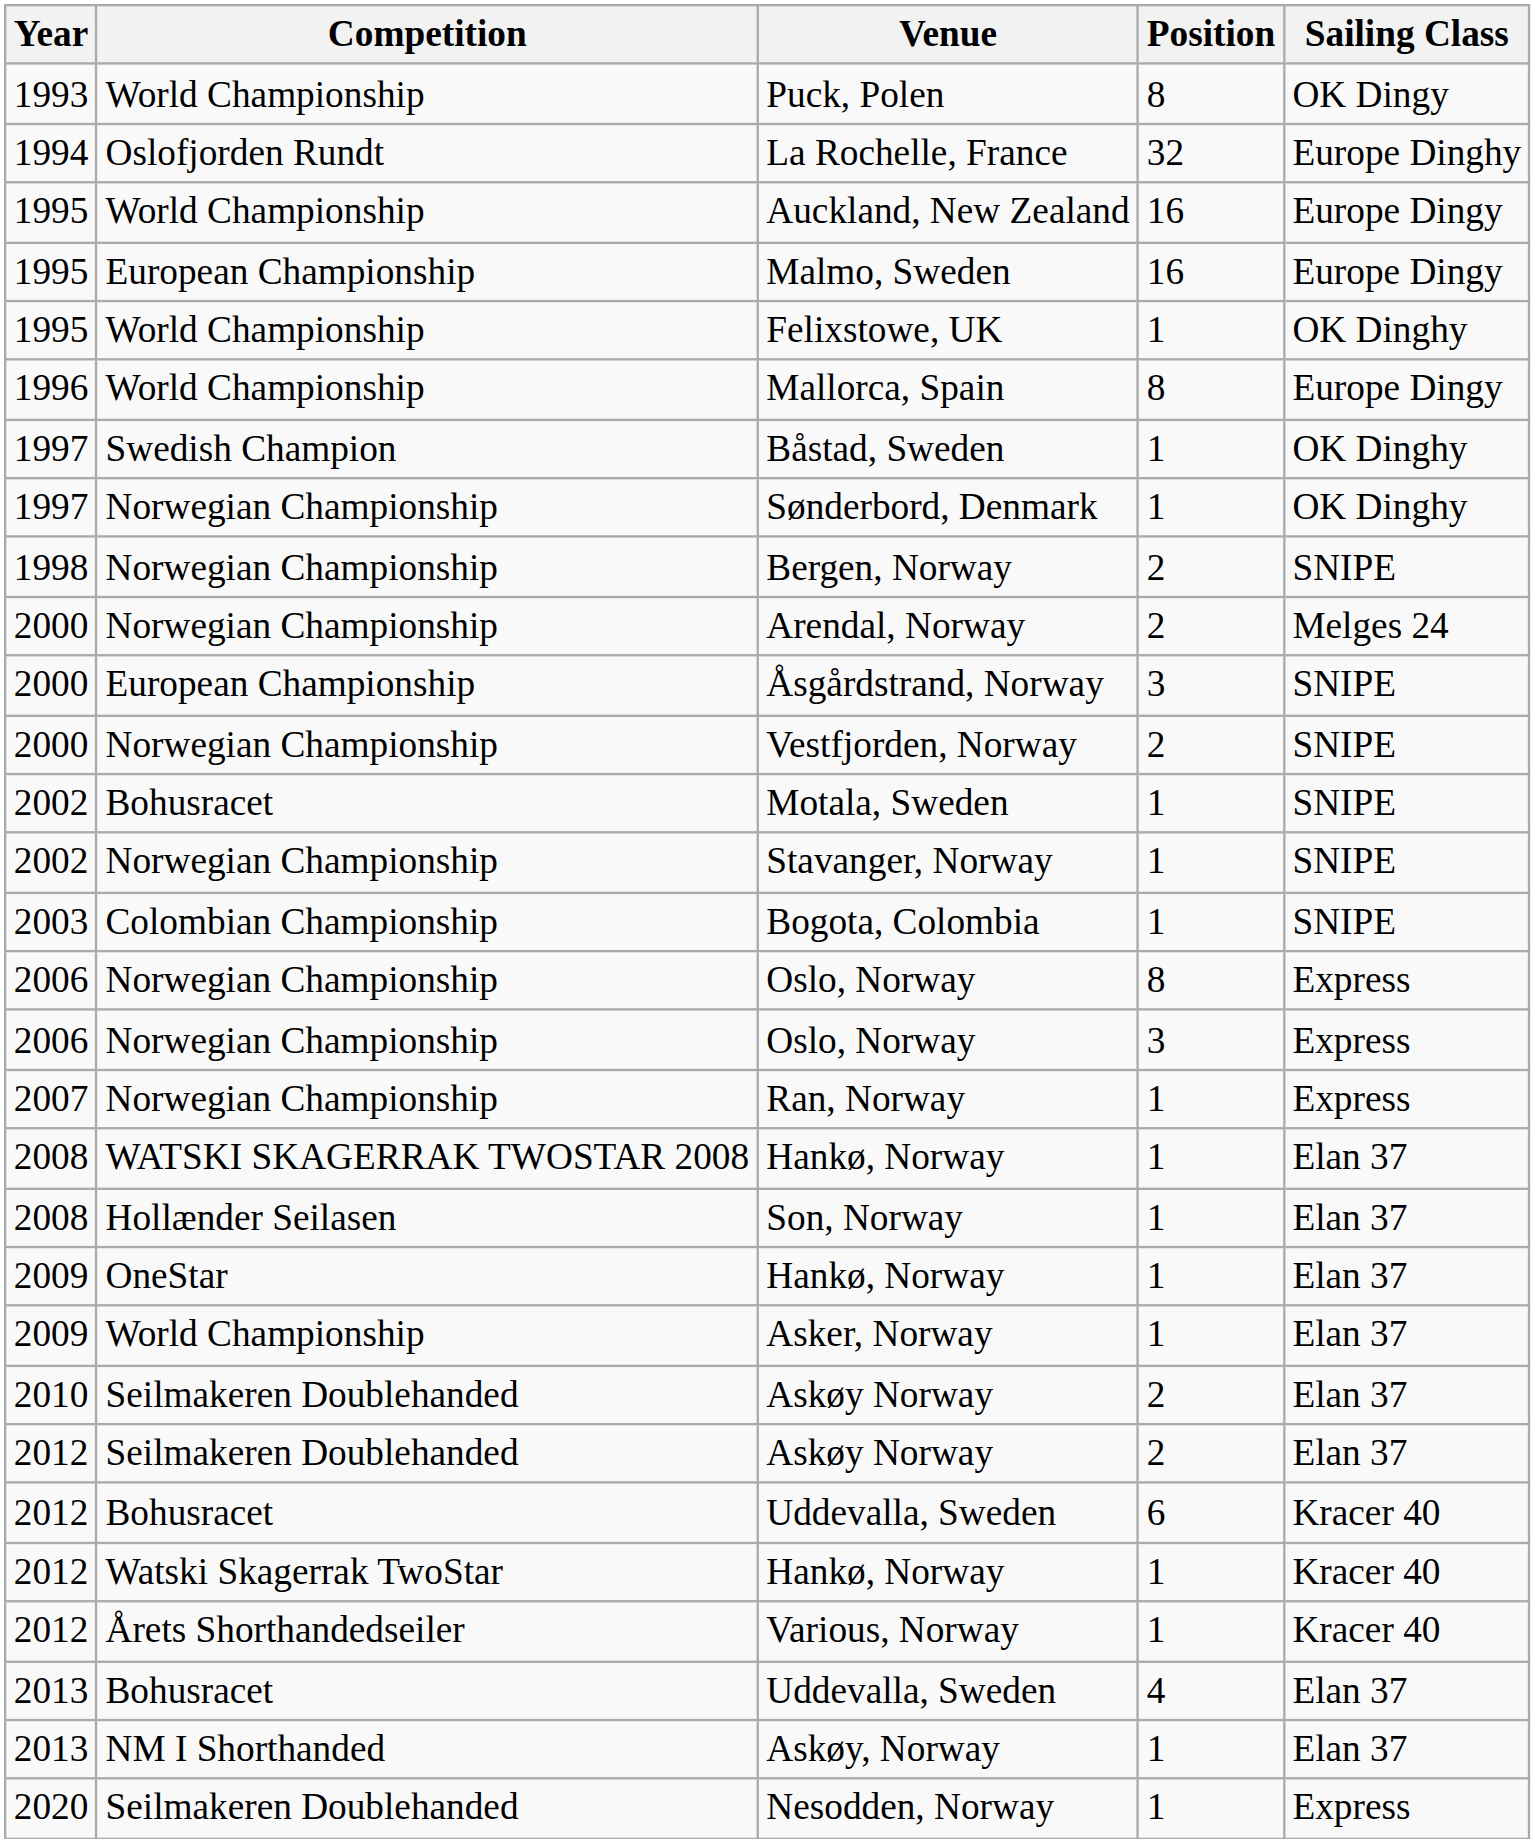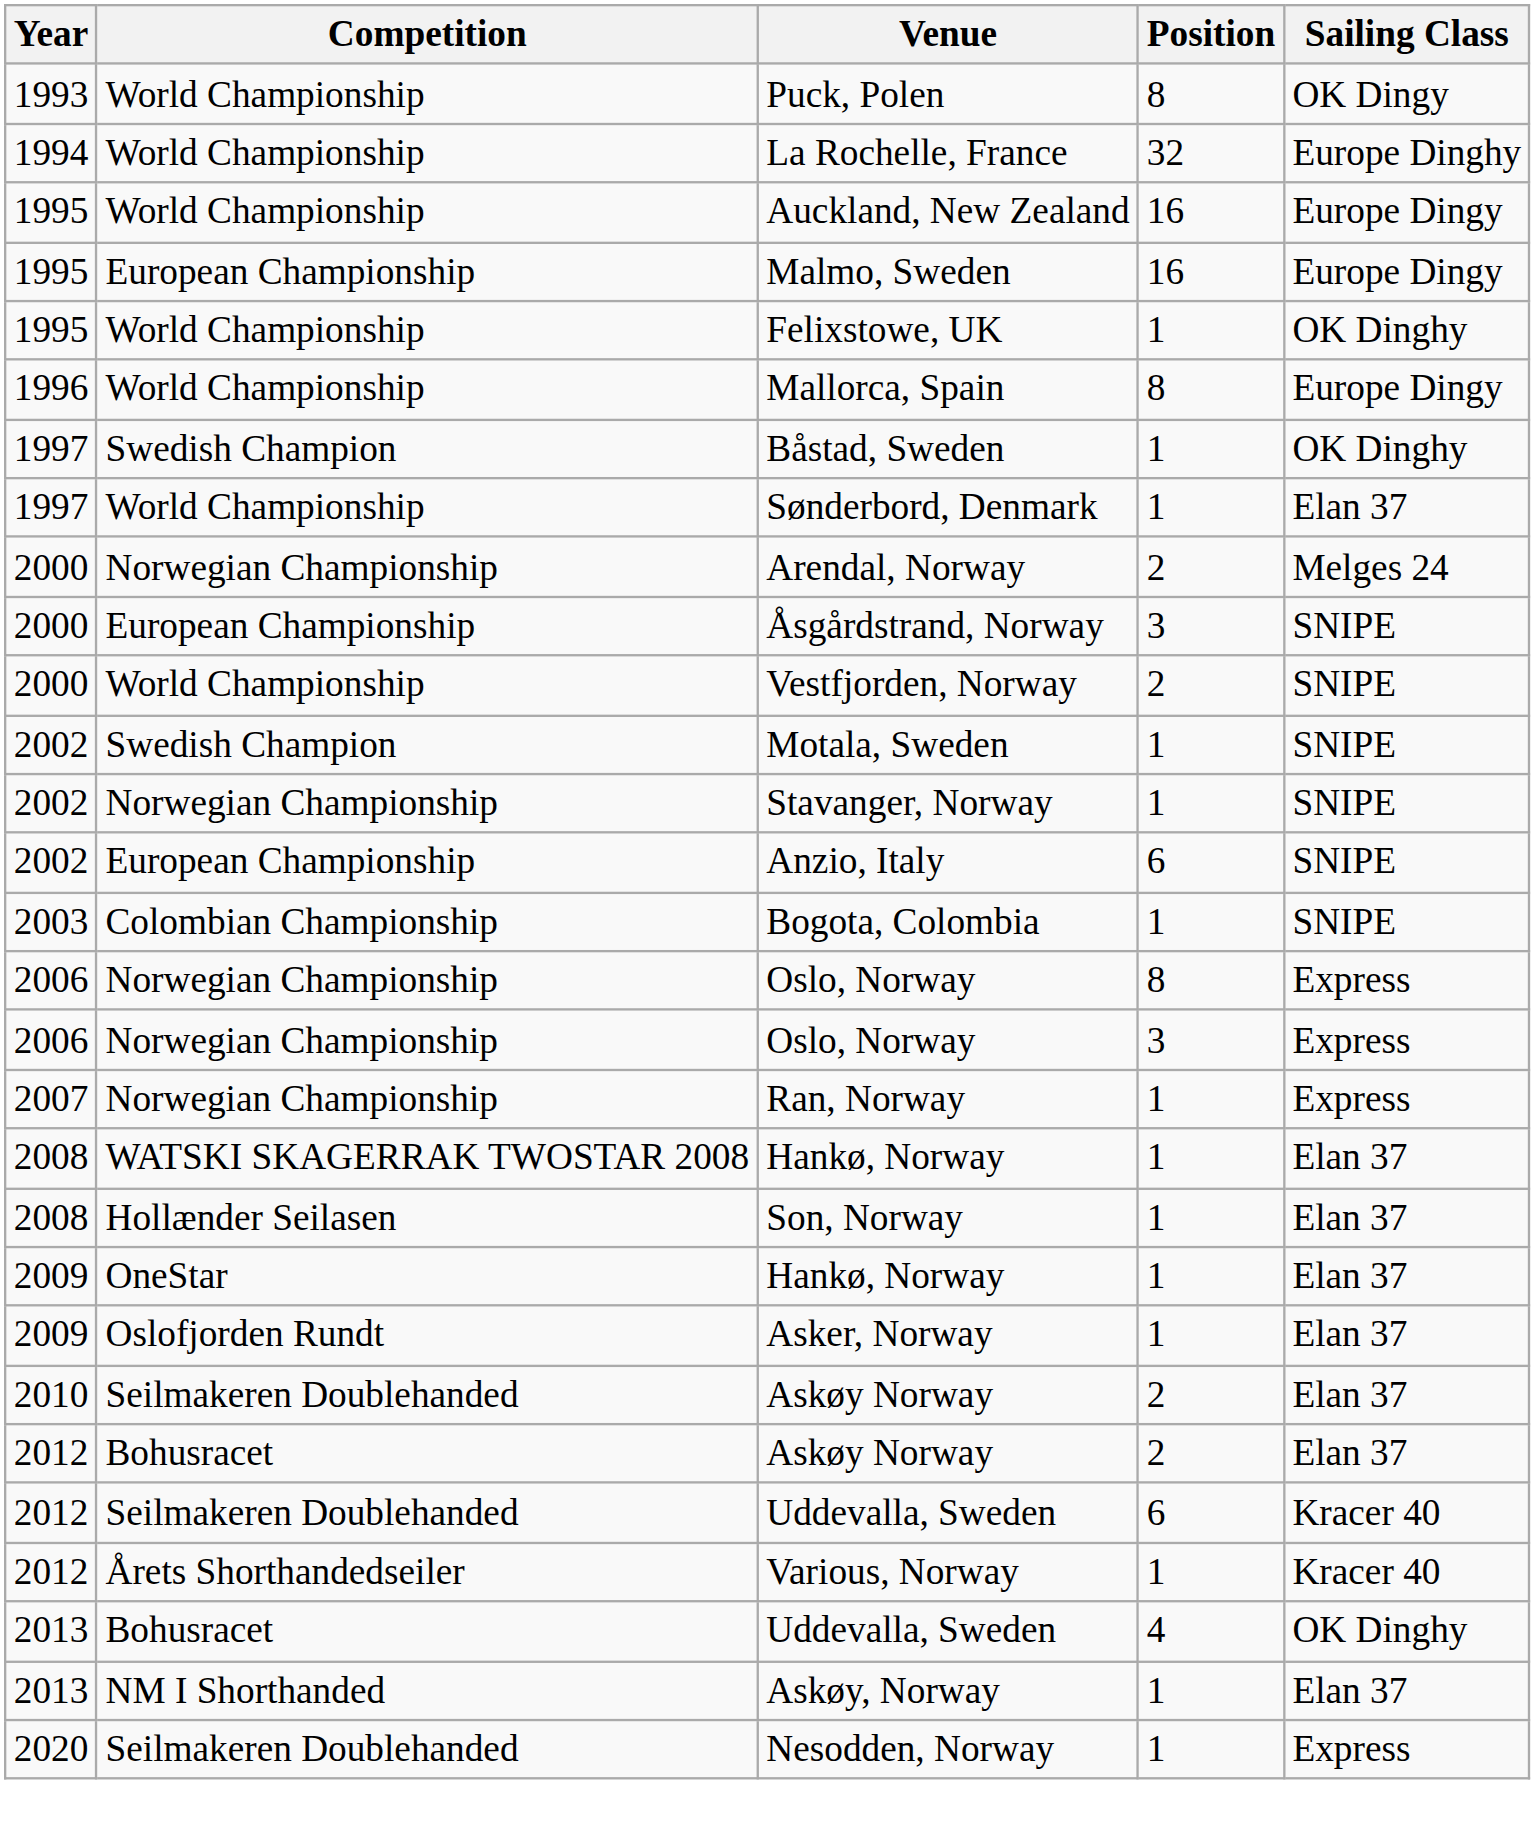(245, 152) Oslofjorden Rundt -> (265, 152) World Championship
(302, 507) Norwegian Championship -> (265, 507) World Championship
(1380, 507) OK Dinghy -> (1350, 507) Elan 37
- row: (51, 566)
(302, 743) Norwegian Championship -> (265, 684) World Championship
(189, 802) Bohusracet -> (251, 743) Swedish Champion
+ row: (51, 861)
(265, 1334) World Championship -> (245, 1334) Oslofjorden Rundt
(312, 1453) Seilmakeren Doublehanded -> (189, 1453) Bohusracet
(189, 1512) Bohusracet -> (312, 1512) Seilmakeren Doublehanded
- row: (51, 1571)
(1350, 1689) Elan 37 -> (1380, 1630) OK Dinghy
